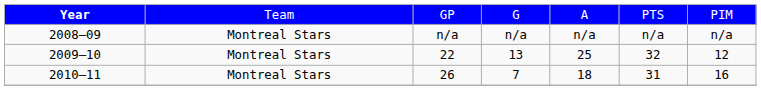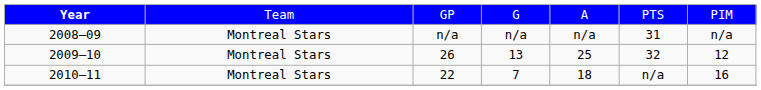(653, 35) n/a -> (653, 35) 31
(447, 55) 22 -> (447, 55) 26
(447, 75) 26 -> (447, 75) 22
(653, 75) 31 -> (653, 75) n/a
